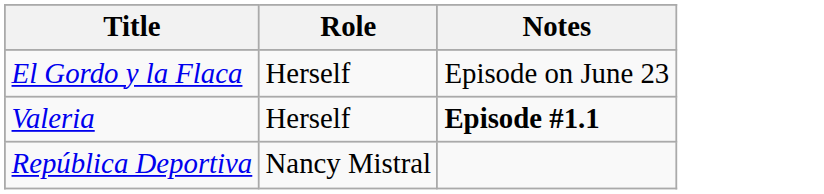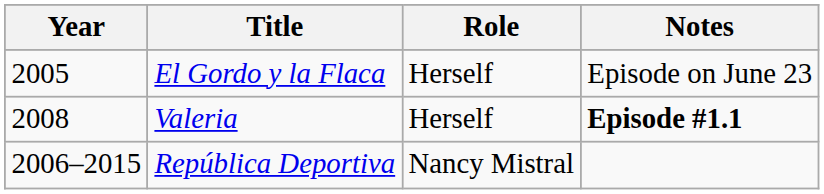+ column: (76, 27)
